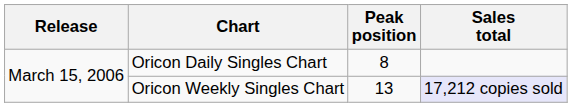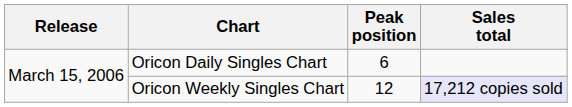(384, 62) 8 -> (384, 62) 6
(384, 89) 13 -> (384, 89) 12
